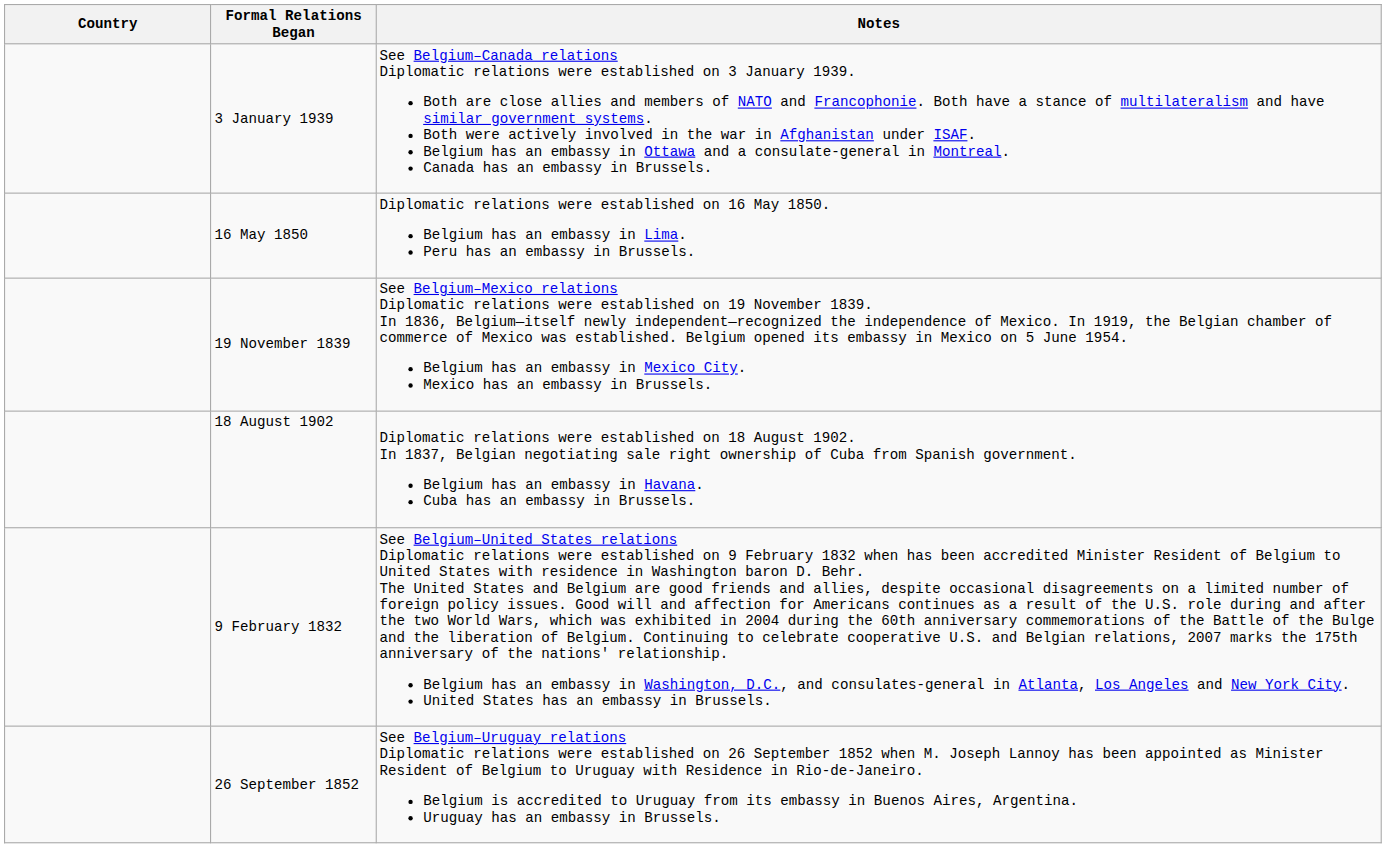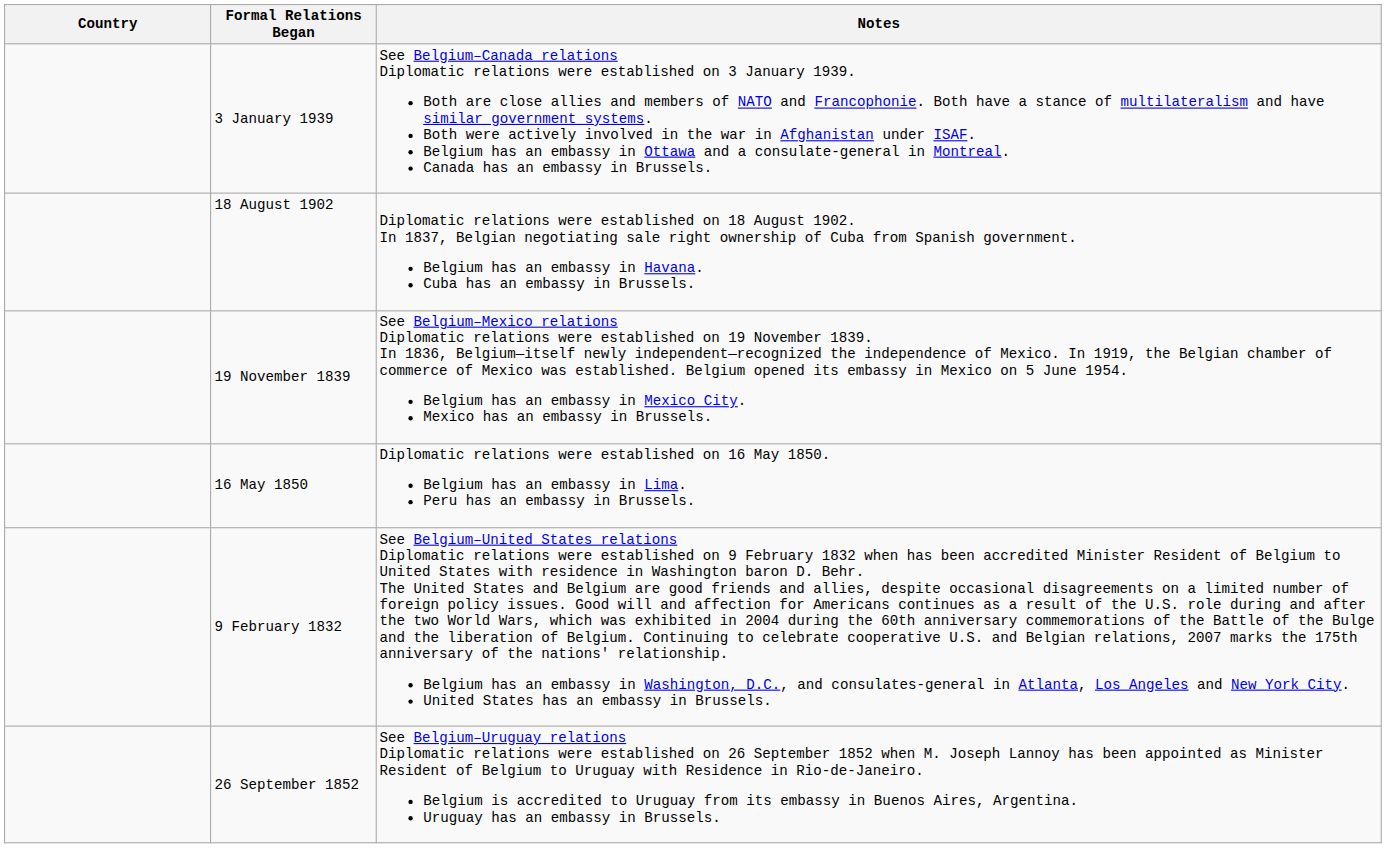rows swapped: (274, 422) <-> (261, 236)
